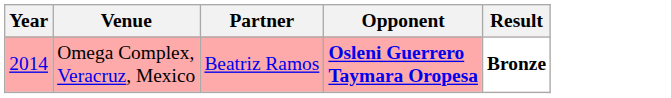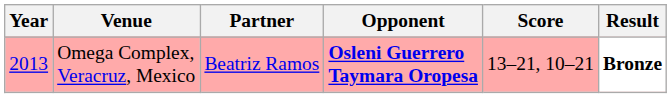+ column: (540, 20)
(29, 64) 2014 -> (29, 64) 2013
